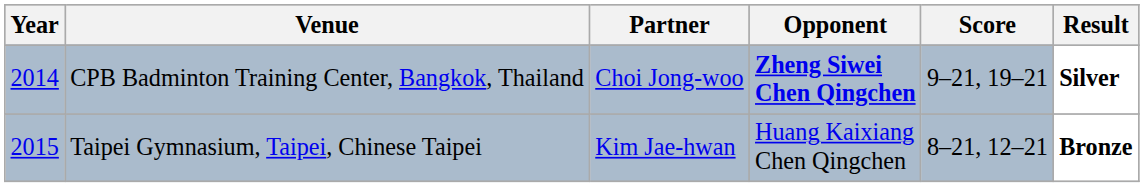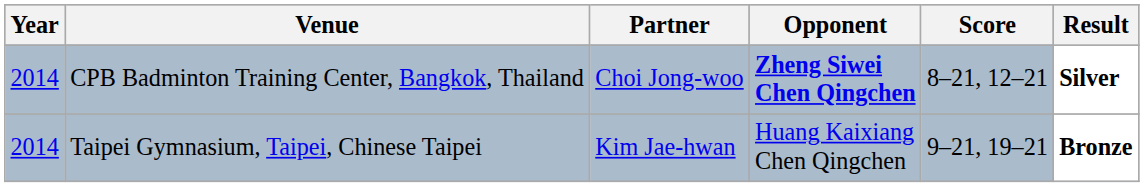(987, 79) 9–21, 19–21 -> (987, 79) 8–21, 12–21
(35, 147) 2015 -> (35, 147) 2014
(987, 147) 8–21, 12–21 -> (987, 147) 9–21, 19–21
